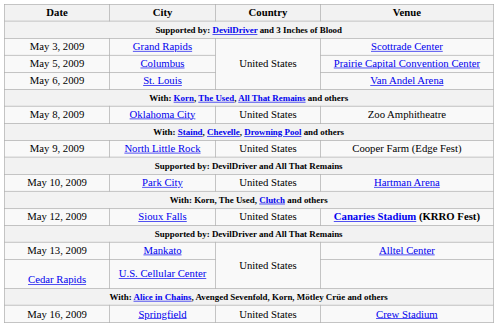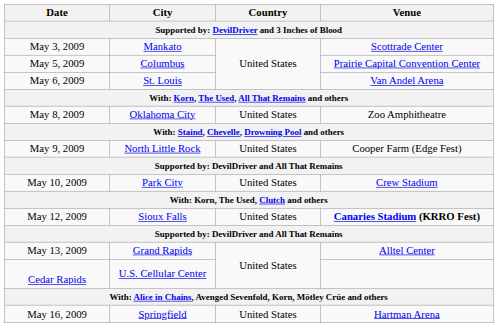(162, 47) Grand Rapids -> (162, 47) Mankato
(407, 183) Hartman Arena -> (407, 183) Crew Stadium
(162, 251) Mankato -> (162, 251) Grand Rapids
(407, 314) Crew Stadium -> (407, 314) Hartman Arena
